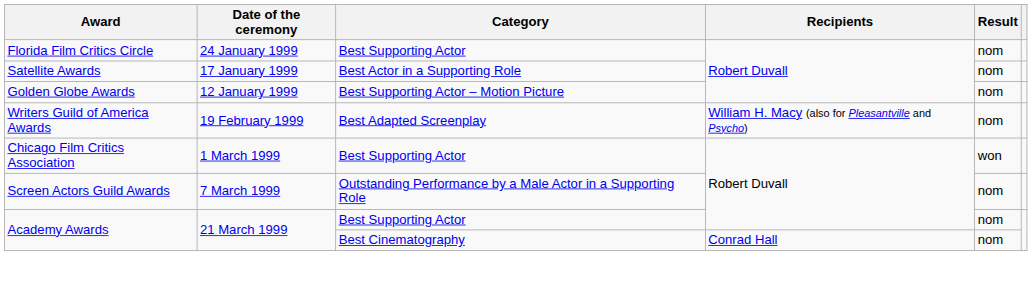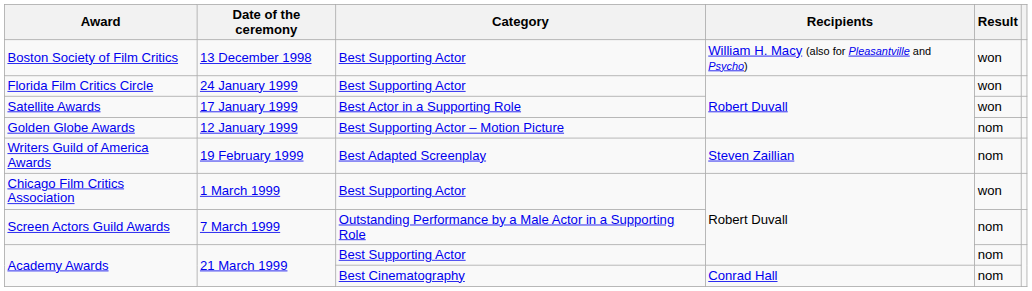+ row: (93, 57)
(990, 50) nom -> (990, 86) won
(990, 71) nom -> (990, 106) won
(820, 120) William H. Macy (also for Pleasantville and Psycho) -> (751, 155) Steven Zaillian
